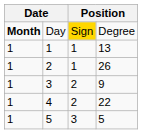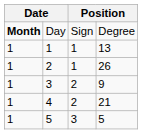(82, 31) gold background -> (82, 31) no background
(105, 102) 22 -> (105, 102) 21
